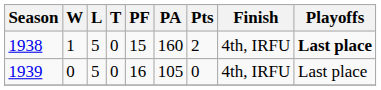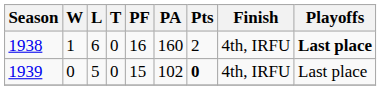(95, 44) 5 -> (95, 44) 6
(138, 44) 15 -> (138, 44) 16
(138, 71) 16 -> (138, 71) 15
(171, 71) 105 -> (171, 71) 102
(195, 71) normal -> (195, 71) bold
